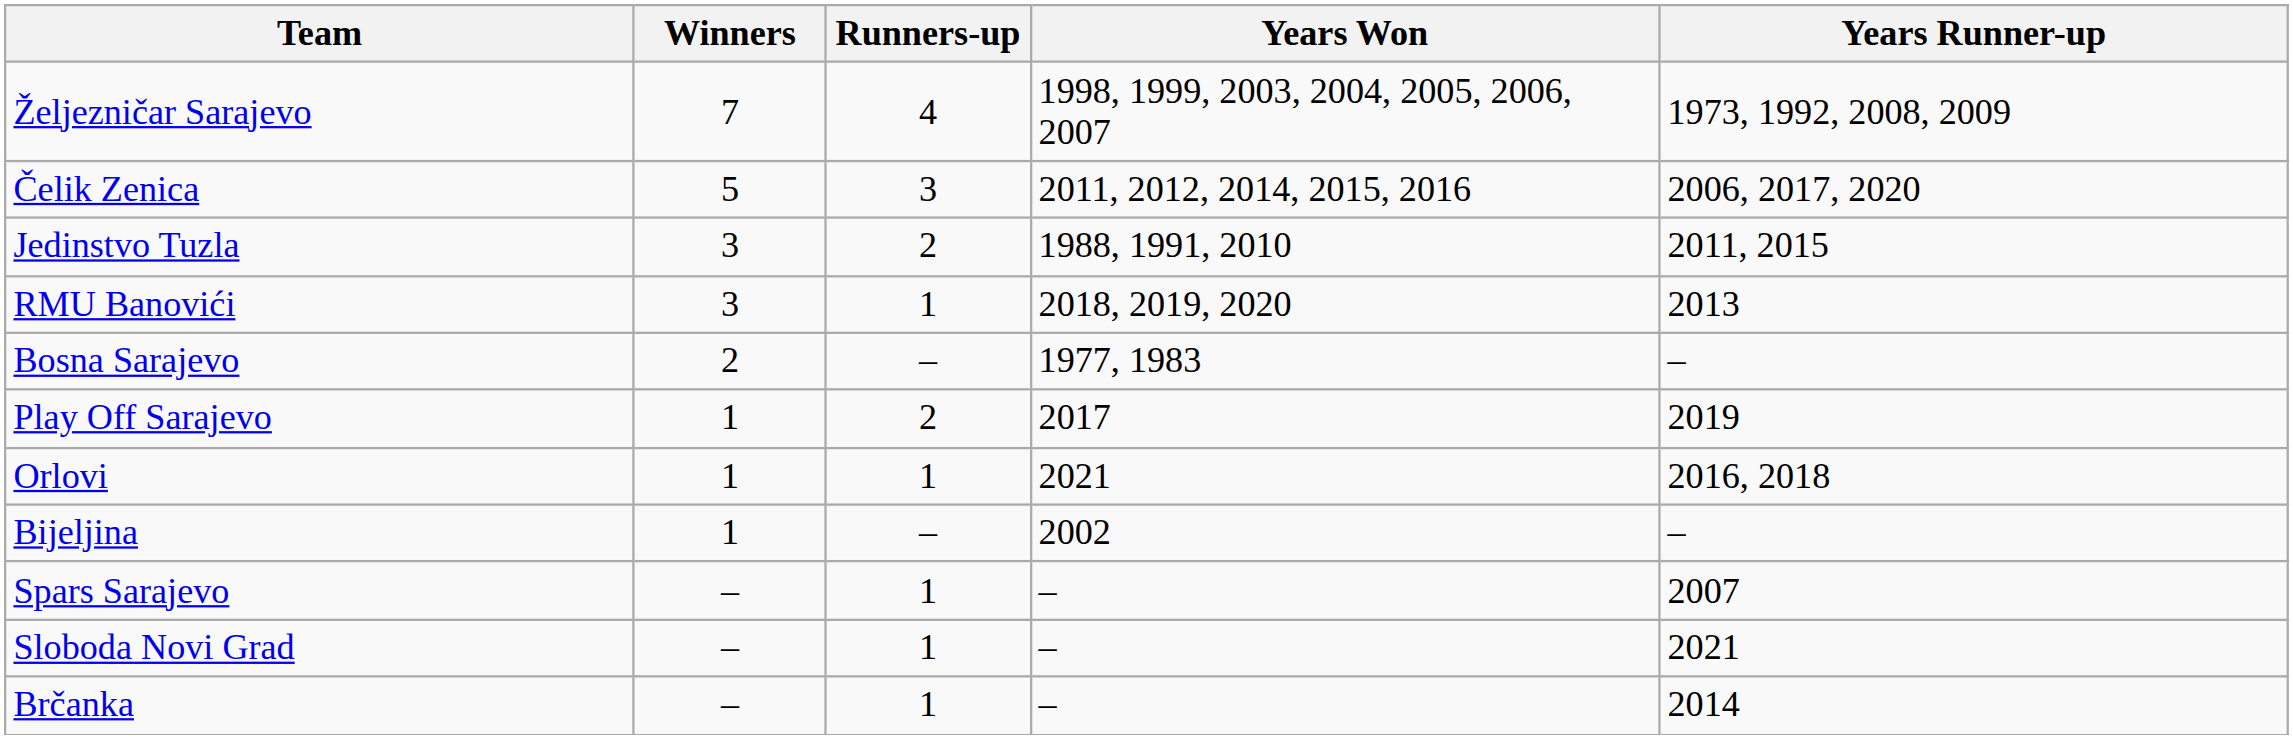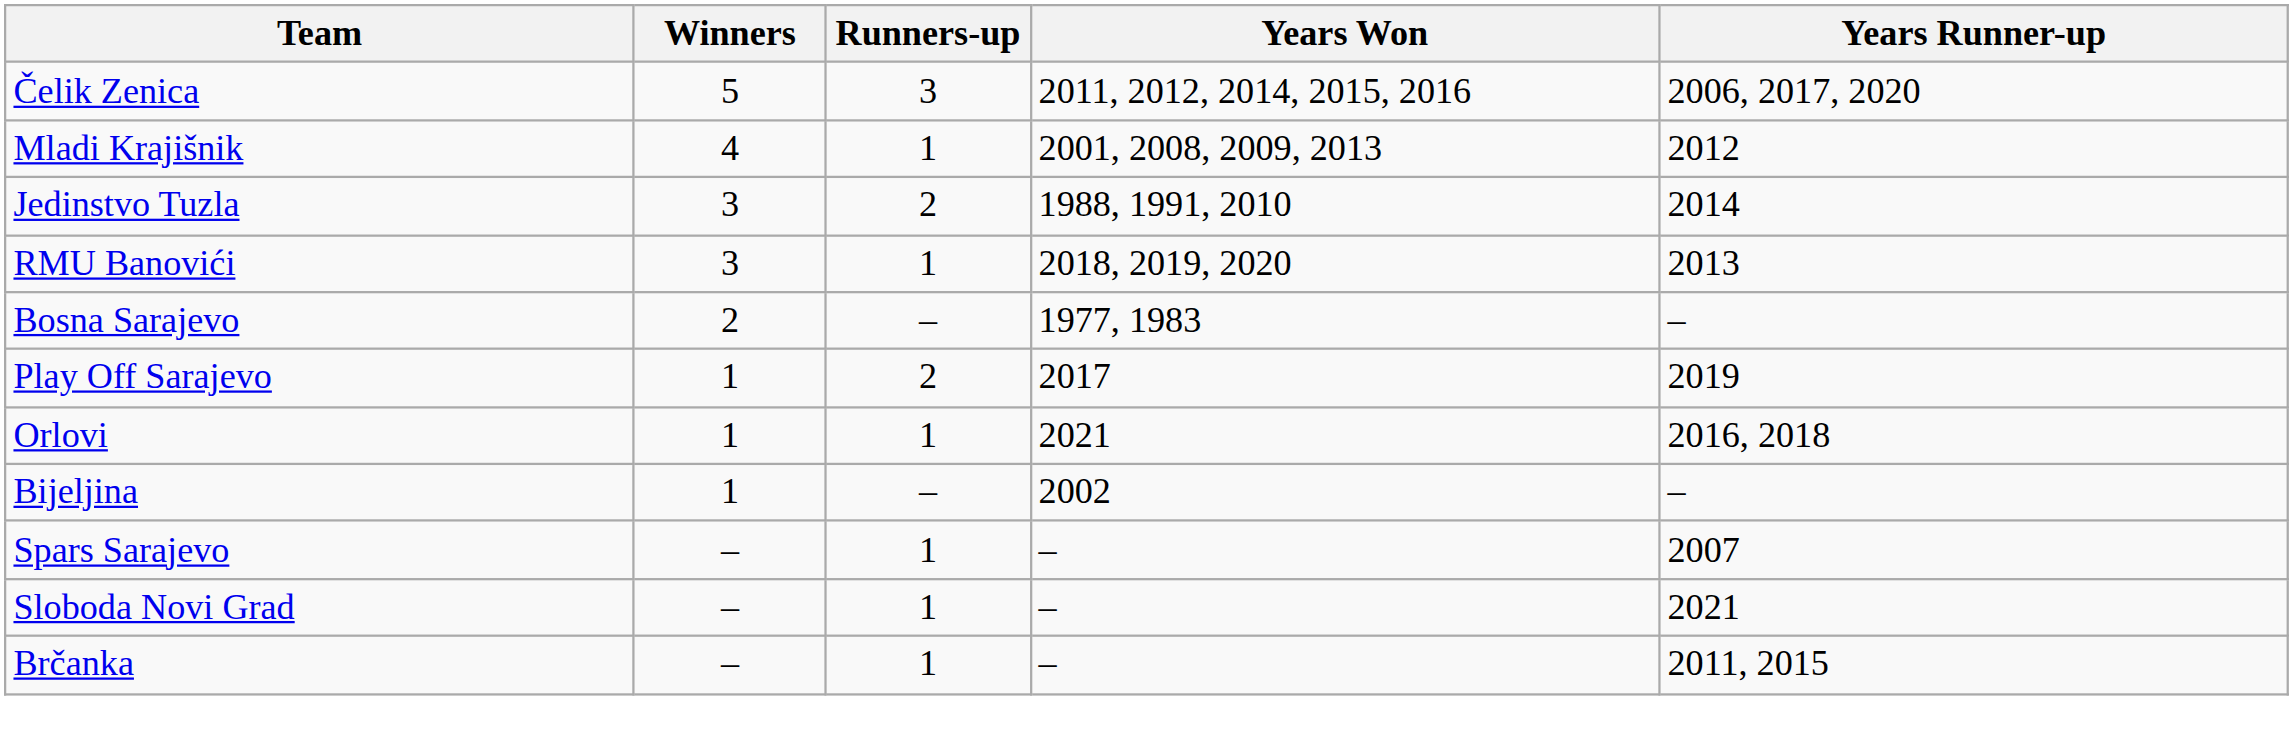- row: (163, 110)
+ row: (128, 147)
(1748, 245) 2011, 2015 -> (1704, 205) 2014
(1704, 704) 2014 -> (1748, 663) 2011, 2015
